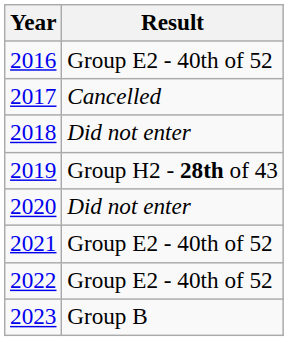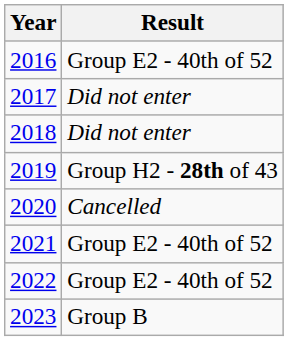(114, 96) Cancelled -> (129, 96) Did not enter
(129, 206) Did not enter -> (114, 206) Cancelled
